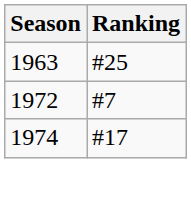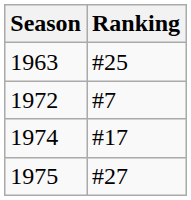+ row: (34, 175)
